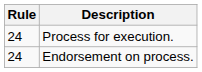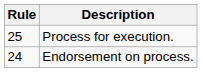(15, 36) 24 -> (15, 36) 25
